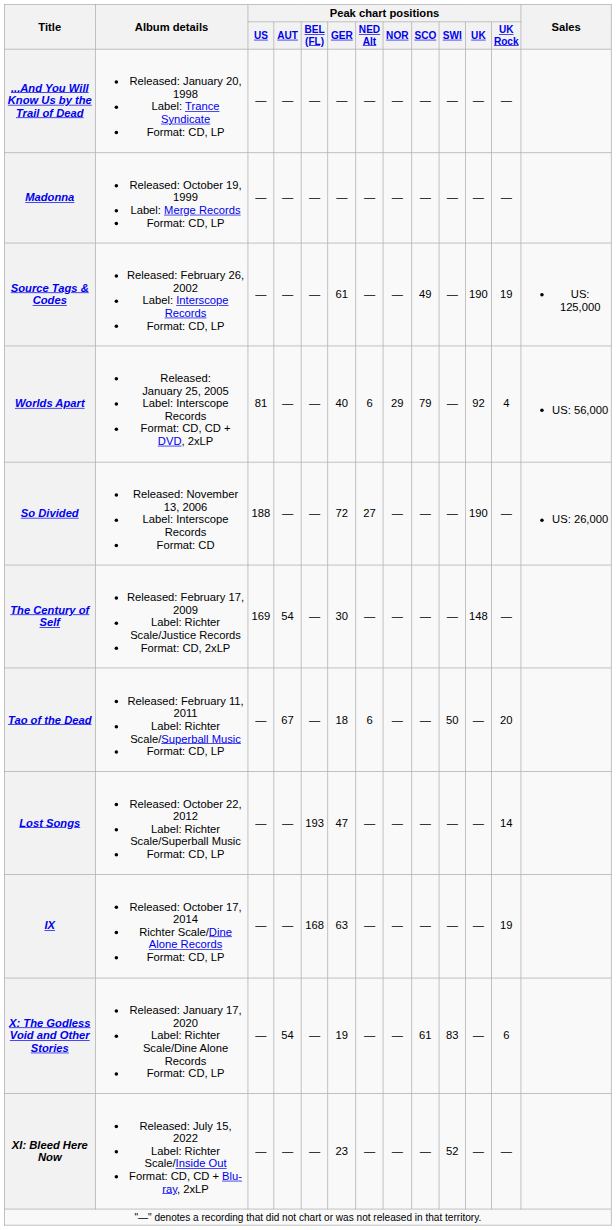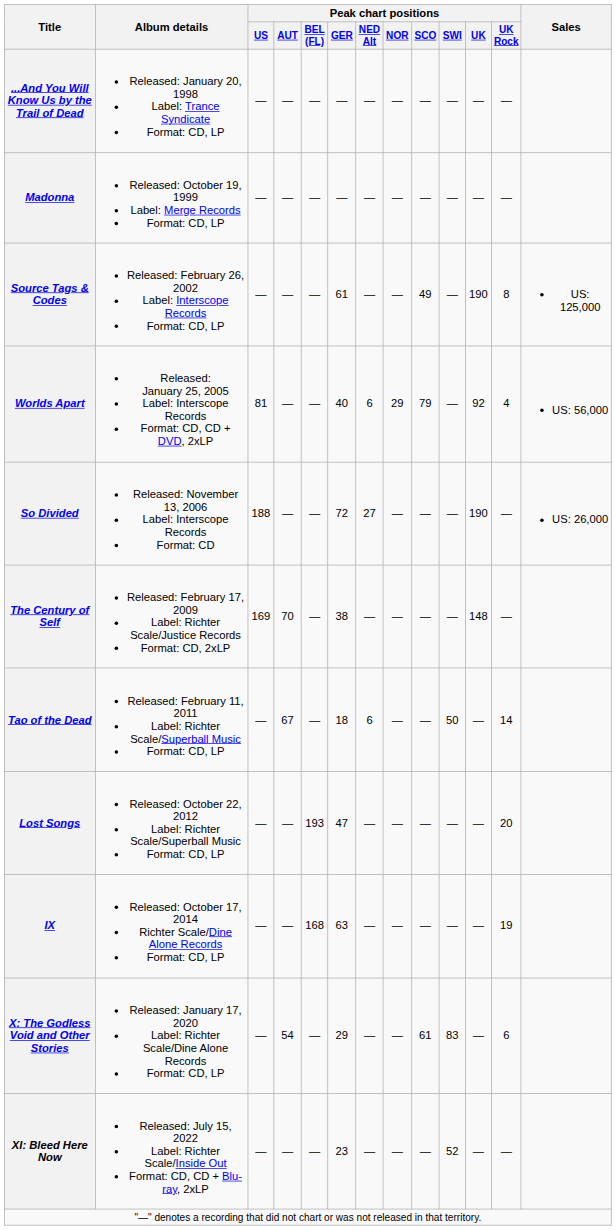(506, 294) 19 -> (506, 294) 8
(288, 616) 54 -> (288, 616) 70
(342, 616) 30 -> (342, 616) 38
(506, 719) 20 -> (506, 719) 14
(506, 823) 14 -> (506, 823) 20
(342, 1035) 19 -> (342, 1035) 29
